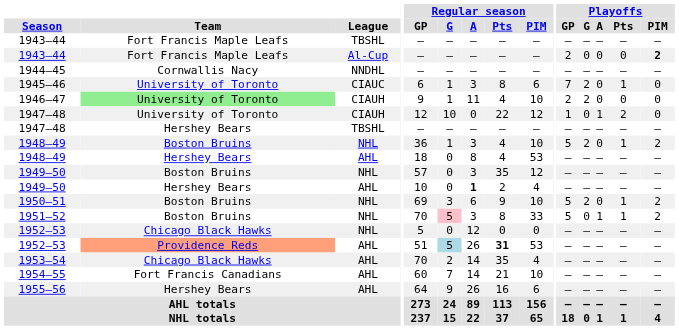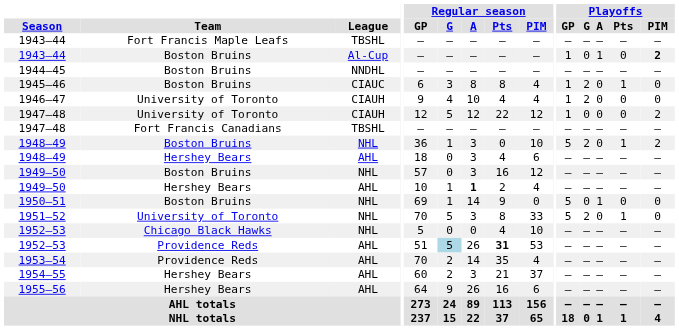(208, 55) Fort Francis Maple Leafs -> (208, 55) Boston Bruins
(568, 55) 2 -> (568, 55) 1
(600, 55) 0 -> (600, 55) 1
(208, 70) Cornwallis Nacy -> (208, 70) Boston Bruins
(208, 84) University of Toronto -> (208, 84) Boston Bruins
(450, 84) 1 -> (450, 84) 3
(473, 84) 3 -> (473, 84) 8
(536, 84) 6 -> (536, 84) 4
(568, 84) 7 -> (568, 84) 1
(208, 99) lightgreen background -> (208, 99) no background
(450, 99) 1 -> (450, 99) 4
(473, 99) 11 -> (473, 99) 10
(536, 99) 10 -> (536, 99) 4
(568, 99) 2 -> (568, 99) 1
(450, 114) 10 -> (450, 114) 5
(473, 114) 0 -> (473, 114) 12
(600, 114) 1 -> (600, 114) 0
(623, 114) 2 -> (623, 114) 0
(658, 114) 0 -> (658, 114) 2
(208, 128) Hershey Bears -> (208, 128) Fort Francis Canadians
(502, 143) 4 -> (502, 143) 0
(473, 158) 8 -> (473, 158) 3
(536, 158) 53 -> (536, 158) 6
(502, 172) 35 -> (502, 172) 16
(450, 187) 0 -> (450, 187) 1
(450, 201) 3 -> (450, 201) 1
(473, 201) 6 -> (473, 201) 14
(536, 201) 10 -> (536, 201) 0
(587, 201) 2 -> (587, 201) 0
(600, 201) 0 -> (600, 201) 1
(623, 201) 1 -> (623, 201) 0
(658, 201) 2 -> (658, 201) 0
(208, 216) Boston Bruins -> (208, 216) University of Toronto
(450, 216) pink background -> (450, 216) no background
(587, 216) 0 -> (587, 216) 2
(600, 216) 1 -> (600, 216) 0
(658, 216) 2 -> (658, 216) 0
(473, 231) 12 -> (473, 231) 0
(502, 231) 0 -> (502, 231) 4
(536, 231) 0 -> (536, 231) 10
(208, 245) lightsalmon background -> (208, 245) no background
(208, 260) Chicago Black Hawks -> (208, 260) Providence Reds
(208, 274) Fort Francis Canadians -> (208, 274) Hershey Bears
(450, 274) 7 -> (450, 274) 2
(473, 274) 14 -> (473, 274) 3
(536, 274) 10 -> (536, 274) 37
